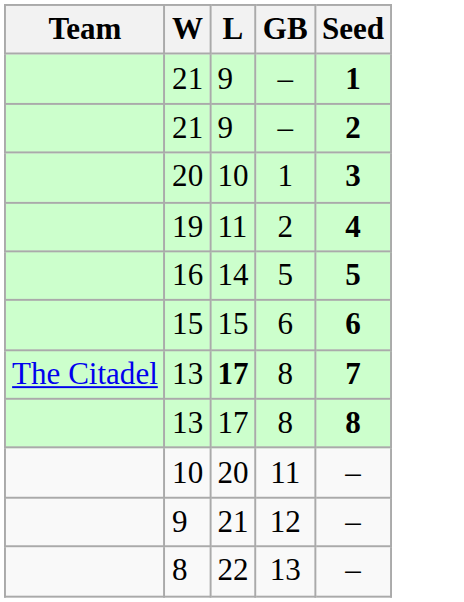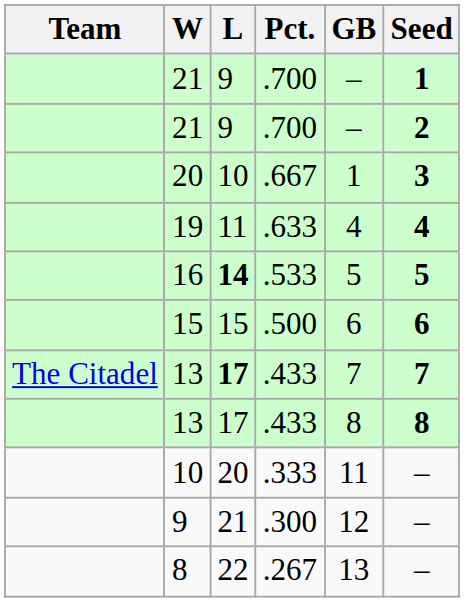+ column: (290, 29)
(285, 226) 2 -> (354, 226) 4
(233, 275) normal -> (233, 275) bold
(285, 373) 8 -> (354, 373) 7
